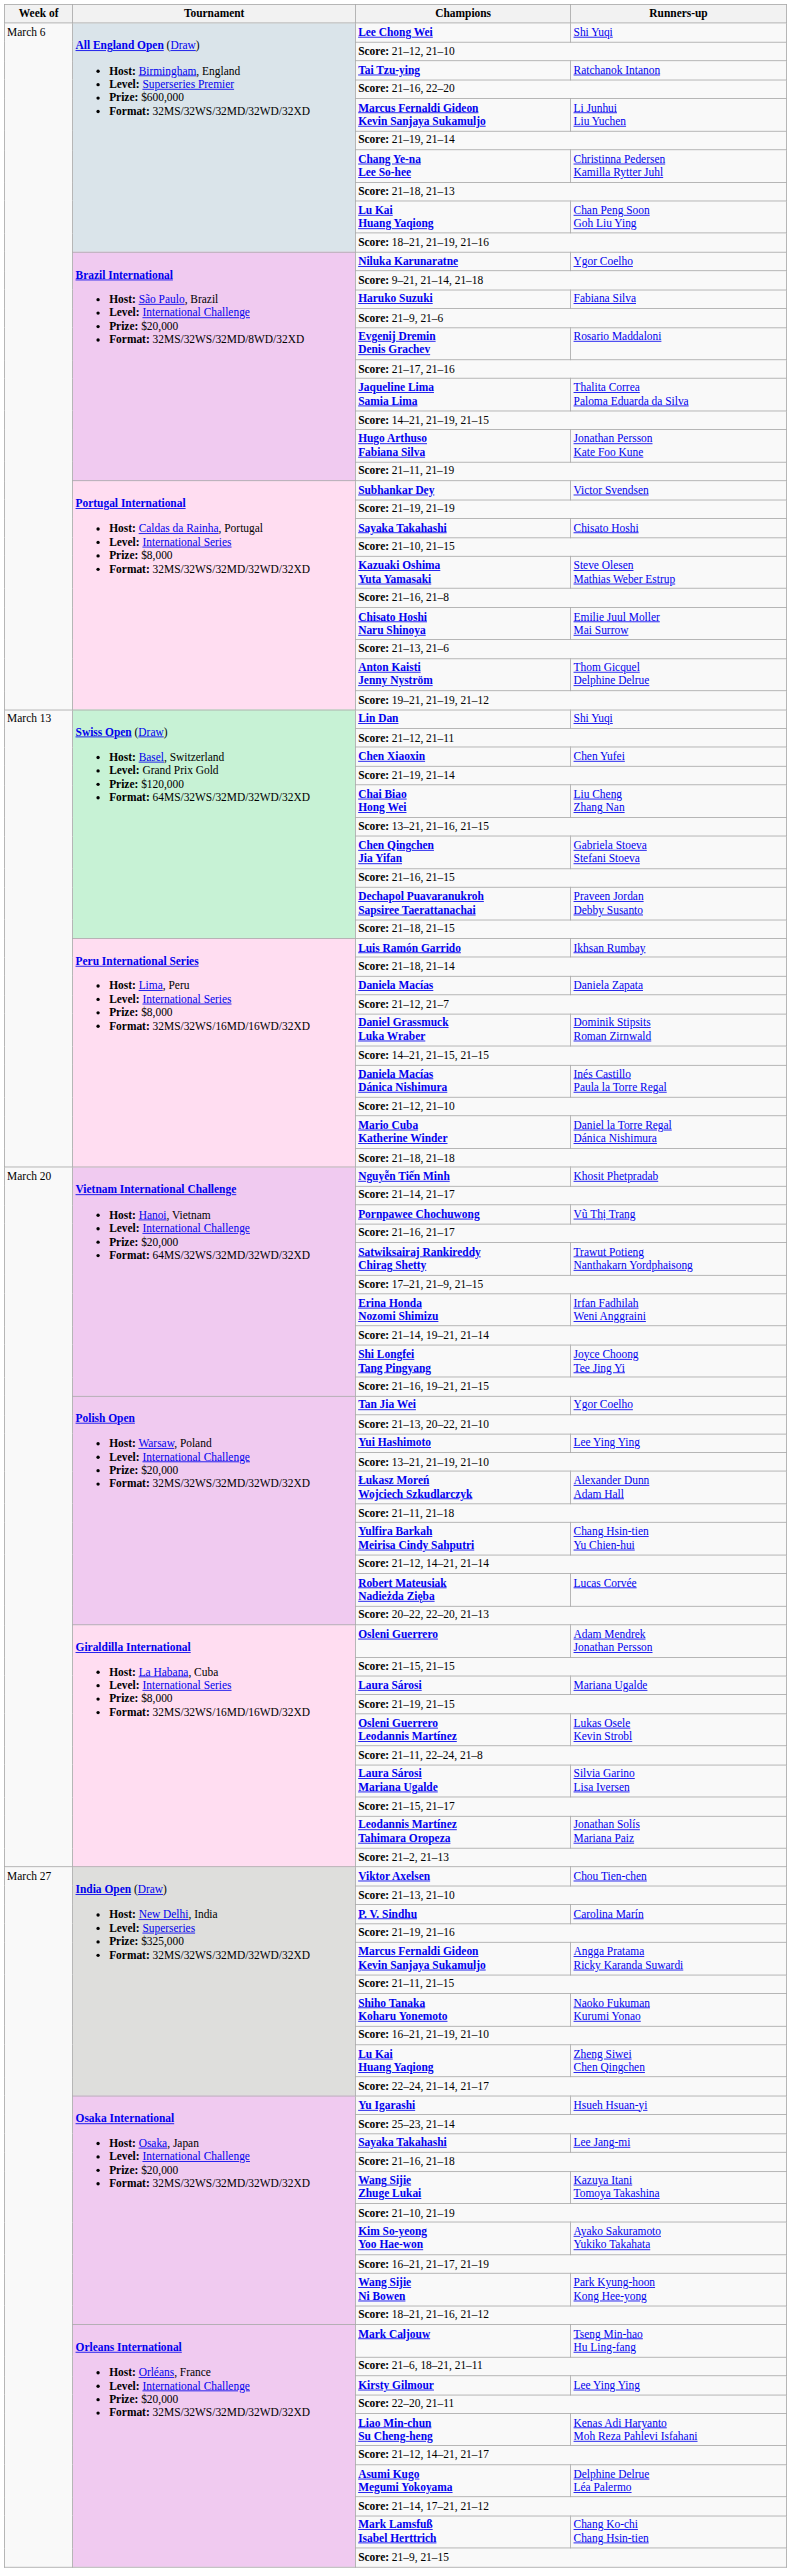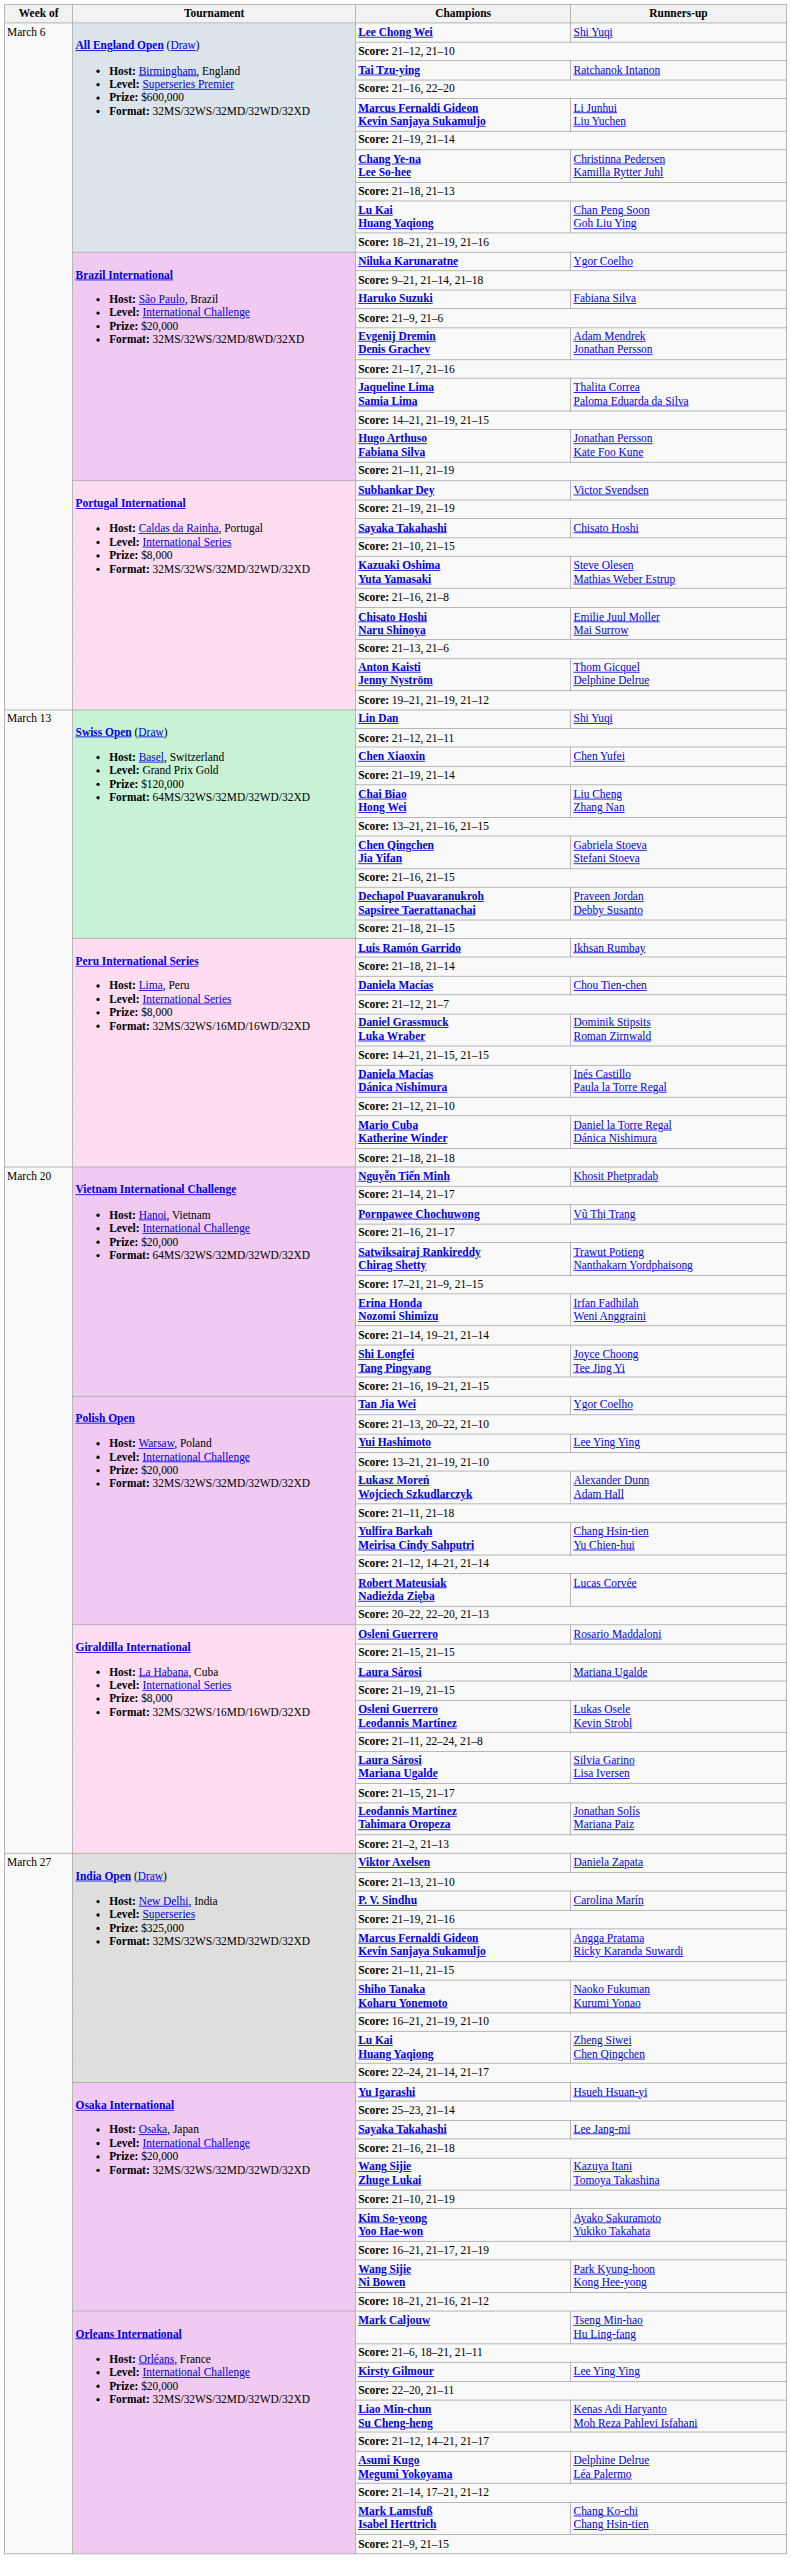(617, 336) Rosario Maddaloni -> (613, 343) Adam Mendrek Jonathan Persson
(608, 985) Daniela Zapata -> (610, 985) Chou Tien-chen
(613, 1640) Adam Mendrek Jonathan Persson -> (617, 1633) Rosario Maddaloni
(610, 1876) Chou Tien-chen -> (608, 1862) Daniela Zapata
